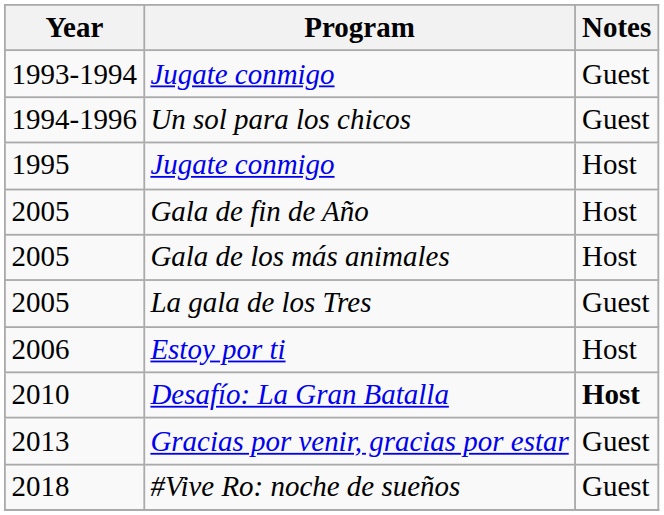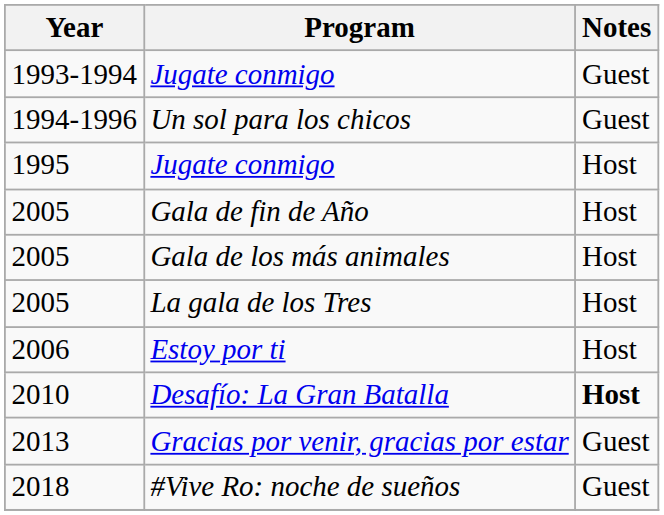(616, 303) Guest -> (609, 303) Host
